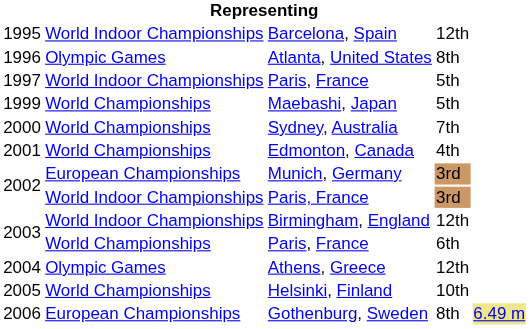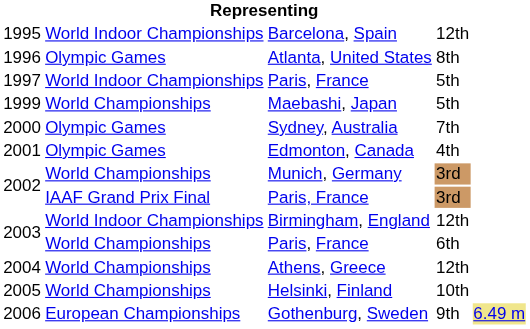(128, 127) World Championships -> (105, 127) Olympic Games
(128, 150) World Championships -> (105, 150) Olympic Games
(143, 173) European Championships -> (128, 173) World Championships
(154, 197) World Indoor Championships -> (128, 197) IAAF Grand Prix Final
(105, 267) Olympic Games -> (128, 267) World Championships
(448, 313) 8th -> (448, 313) 9th
